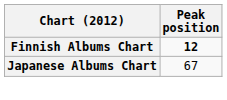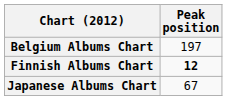+ row: (82, 47)
